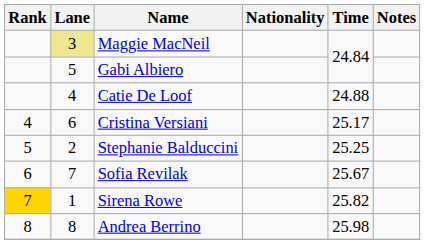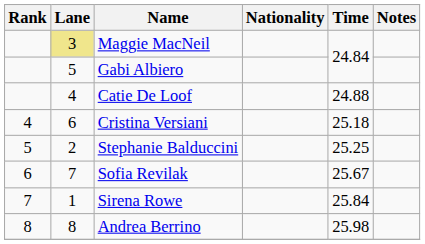(351, 122) 25.17 -> (351, 122) 25.18
(28, 200) gold background -> (28, 200) no background
(351, 200) 25.82 -> (351, 200) 25.84
